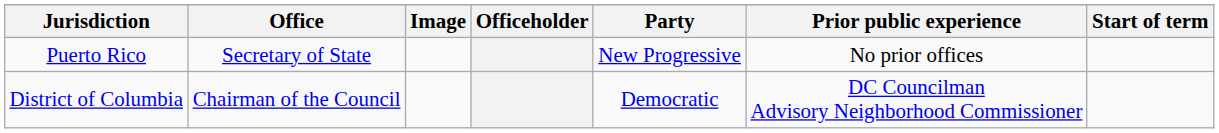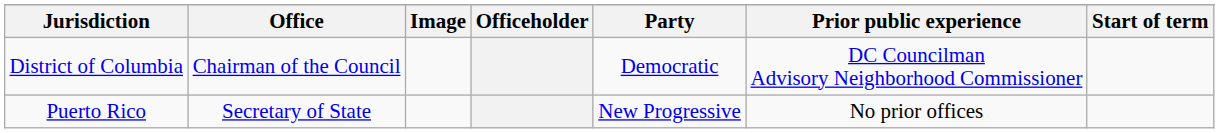rows swapped: (96, 99) <-> (96, 54)
